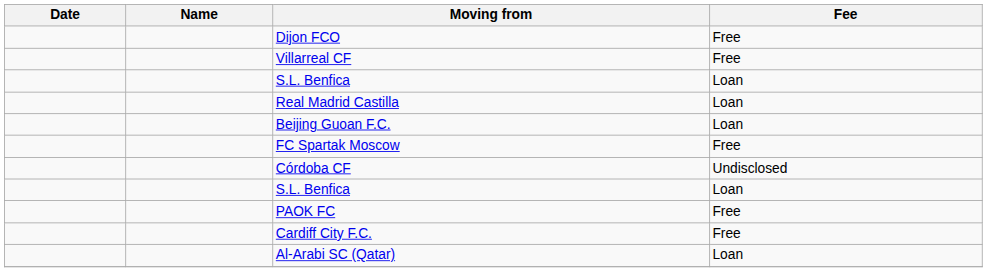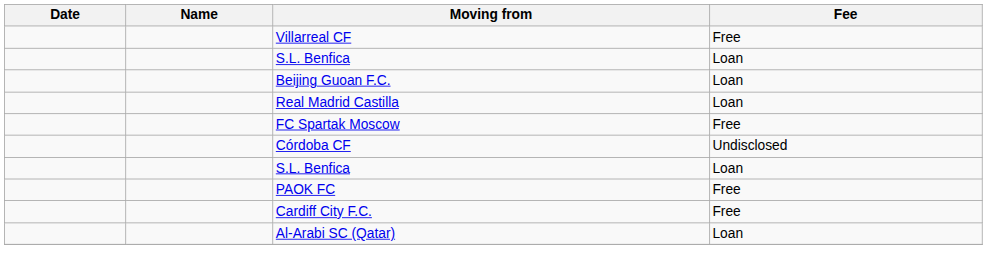- row: (308, 37)
rows swapped: (337, 102) <-> (333, 124)
